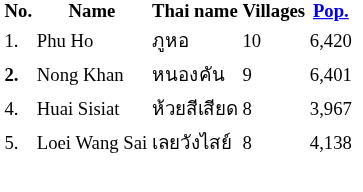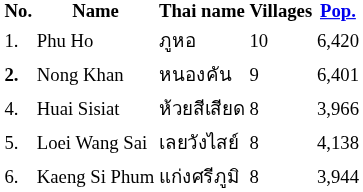(331, 108) 3,967 -> (338, 108) 3,966
+ row: (96, 176)
